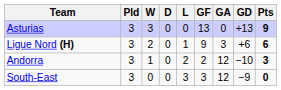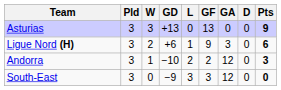columns swapped: (168, 12) <-> (244, 12)
